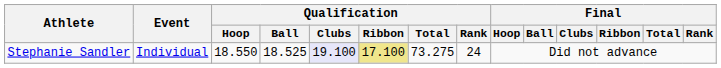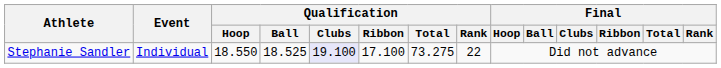(383, 53) khaki background -> (383, 53) no background
(474, 53) 24 -> (474, 53) 22
